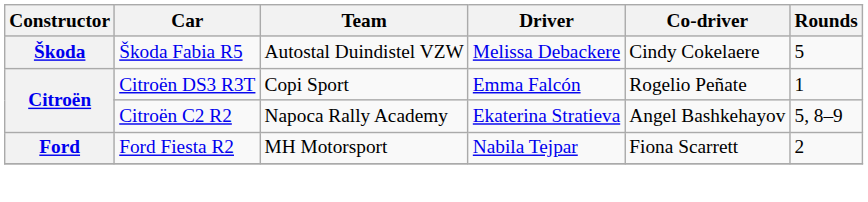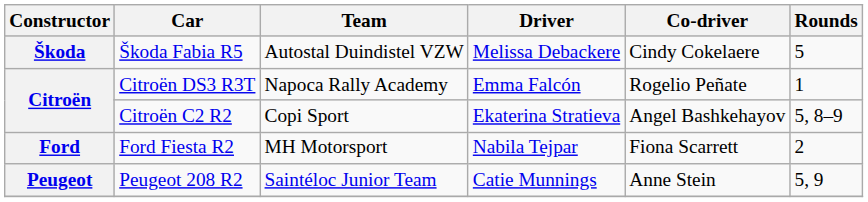(307, 83) Copi Sport -> (356, 83) Napoca Rally Academy
(356, 115) Napoca Rally Academy -> (307, 115) Copi Sport
+ row: (181, 179)
